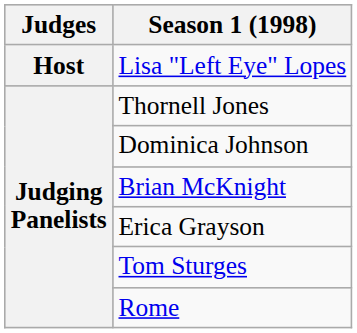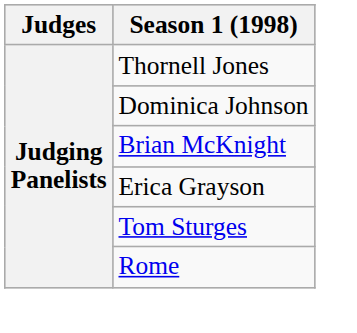- row: (232, 65)
